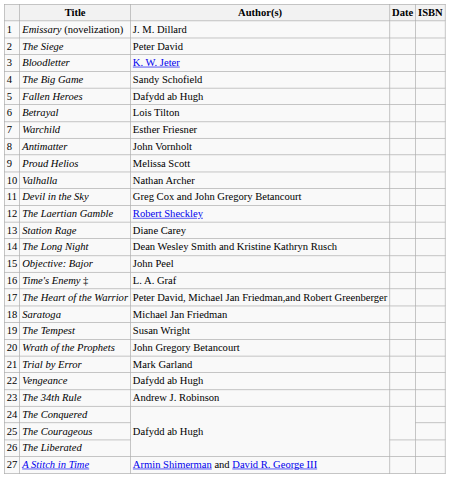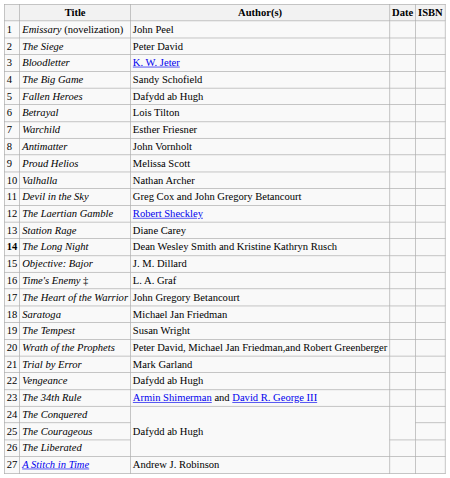(160, 29) J. M. Dillard -> (153, 29) John Peel
(12, 247) normal -> (12, 247) bold
(153, 264) John Peel -> (160, 264) J. M. Dillard
(260, 297) Peter David, Michael Jan Friedman,and Robert Greenberger -> (186, 297) John Gregory Betancourt
(186, 347) John Gregory Betancourt -> (260, 347) Peter David, Michael Jan Friedman,and Robert Greenberger
(176, 398) Andrew J. Robinson -> (225, 398) Armin Shimerman and David R. George III
(225, 465) Armin Shimerman and David R. George III -> (176, 465) Andrew J. Robinson
